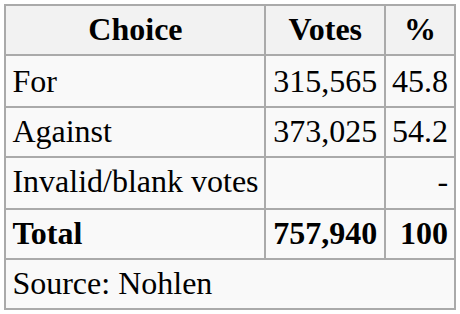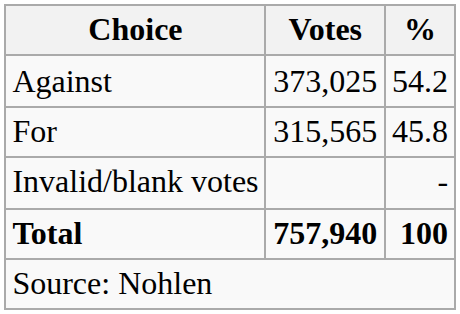rows swapped: (35, 80) <-> (62, 131)
